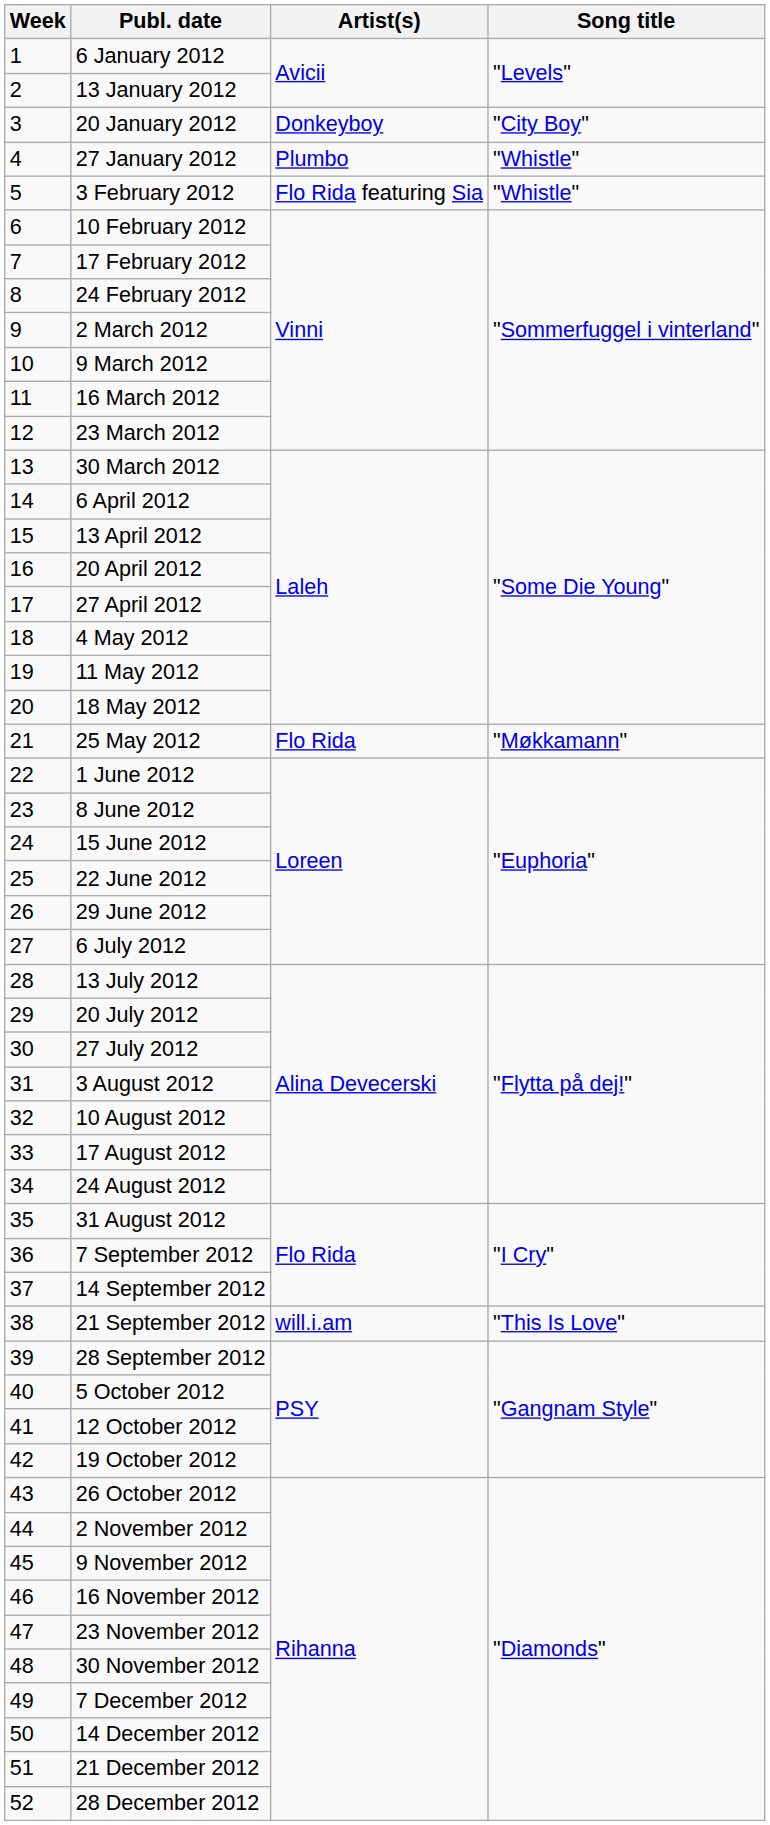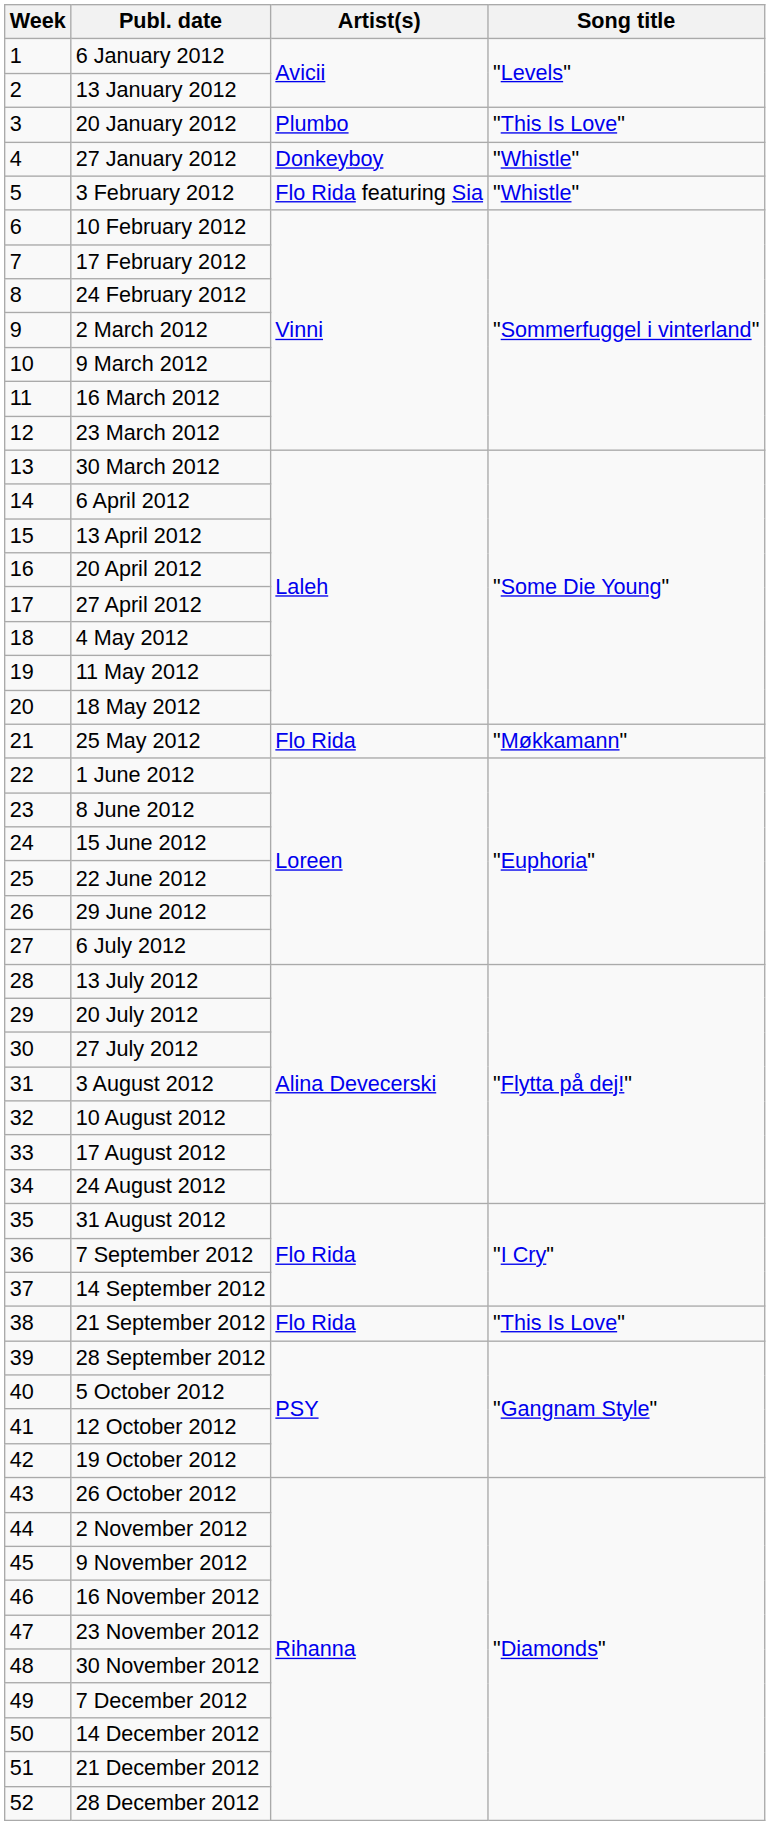(329, 124) Donkeyboy -> (312, 124) Plumbo
(541, 124) "City Boy" -> (559, 124) "This Is Love"
(312, 158) Plumbo -> (329, 158) Donkeyboy
(314, 1323) will.i.am -> (316, 1323) Flo Rida
